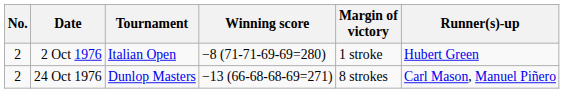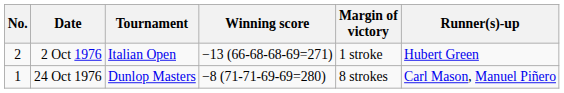(264, 54) −8 (71-71-69-69=280) -> (267, 54) −13 (66-68-68-69=271)
(18, 77) 2 -> (18, 77) 1
(267, 77) −13 (66-68-68-69=271) -> (264, 77) −8 (71-71-69-69=280)
